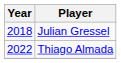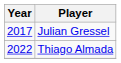(20, 31) 2018 -> (20, 31) 2017
